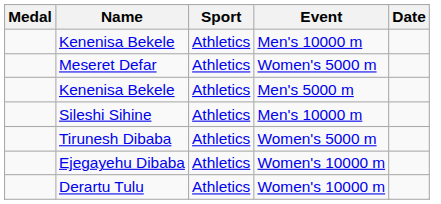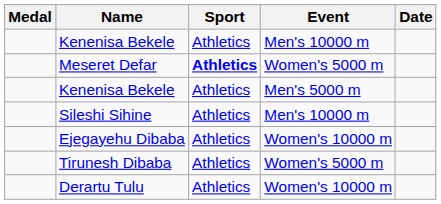(221, 66) normal -> (225, 66) bold
rows swapped: (122, 163) <-> (115, 139)
